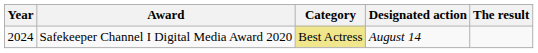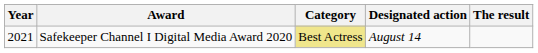(20, 36) 2024 -> (20, 36) 2021
